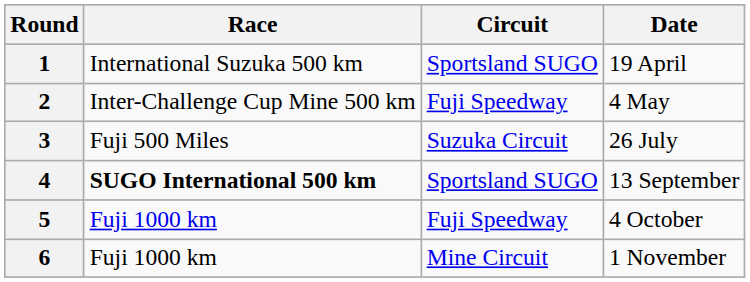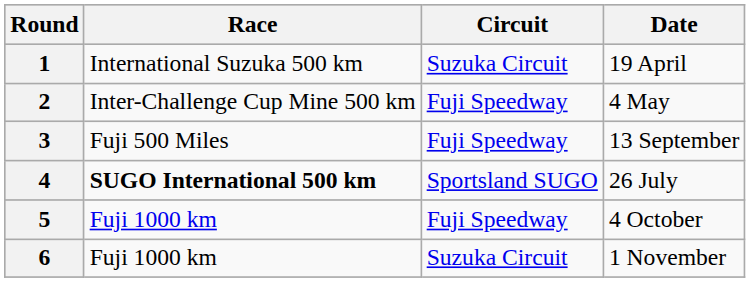(512, 63) Sportsland SUGO -> (497, 63) Suzuka Circuit
(497, 141) Suzuka Circuit -> (497, 141) Fuji Speedway
(643, 141) 26 July -> (674, 141) 13 September
(674, 180) 13 September -> (643, 180) 26 July
(487, 258) Mine Circuit -> (497, 258) Suzuka Circuit
